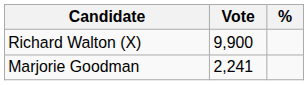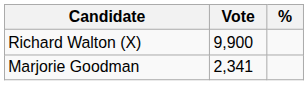(233, 67) 2,241 -> (233, 67) 2,341
